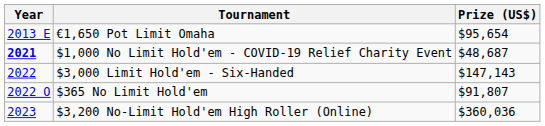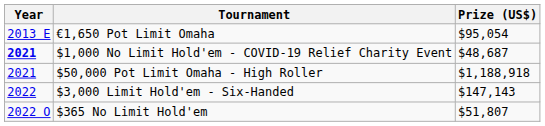(483, 34) $95,654 -> (483, 34) $95,054
+ row: (189, 73)
(483, 92) $91,807 -> (483, 112) $51,807
- row: (215, 112)
